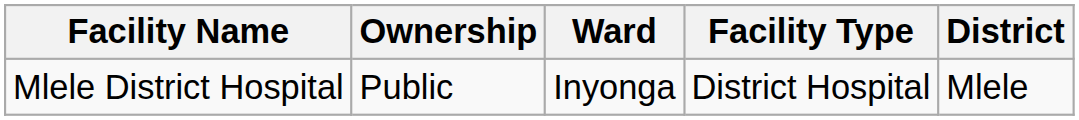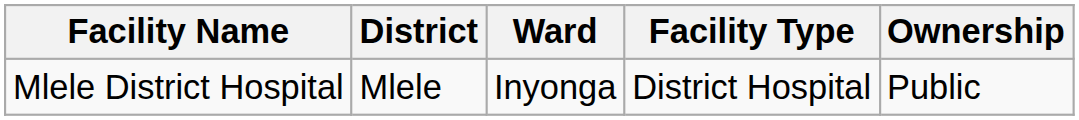columns swapped: (1006, 31) <-> (448, 31)
